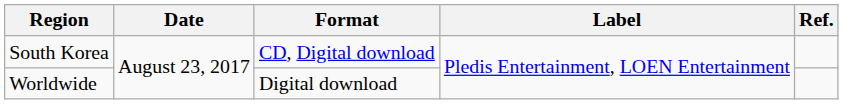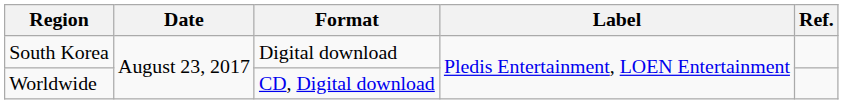(347, 51) CD, Digital download -> (328, 51) Digital download
(328, 83) Digital download -> (347, 83) CD, Digital download
